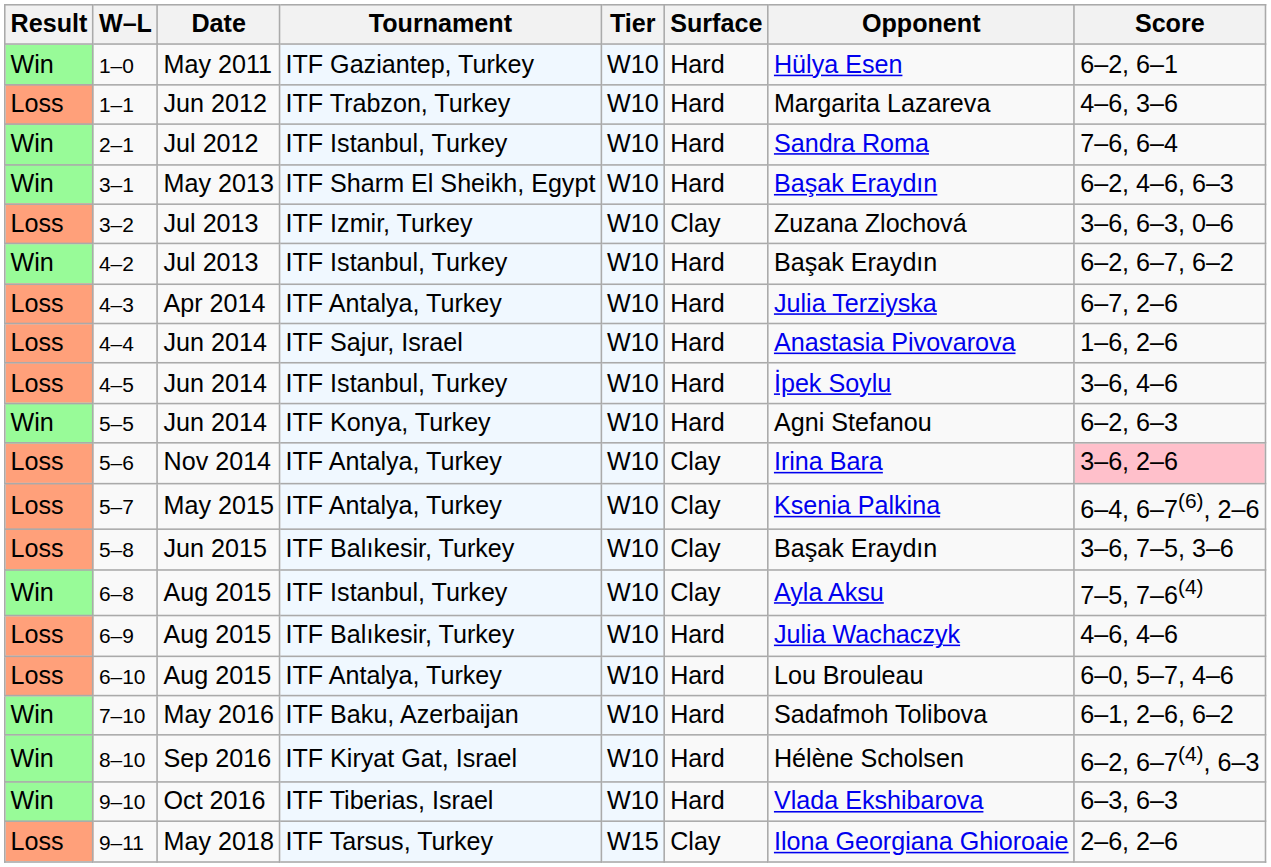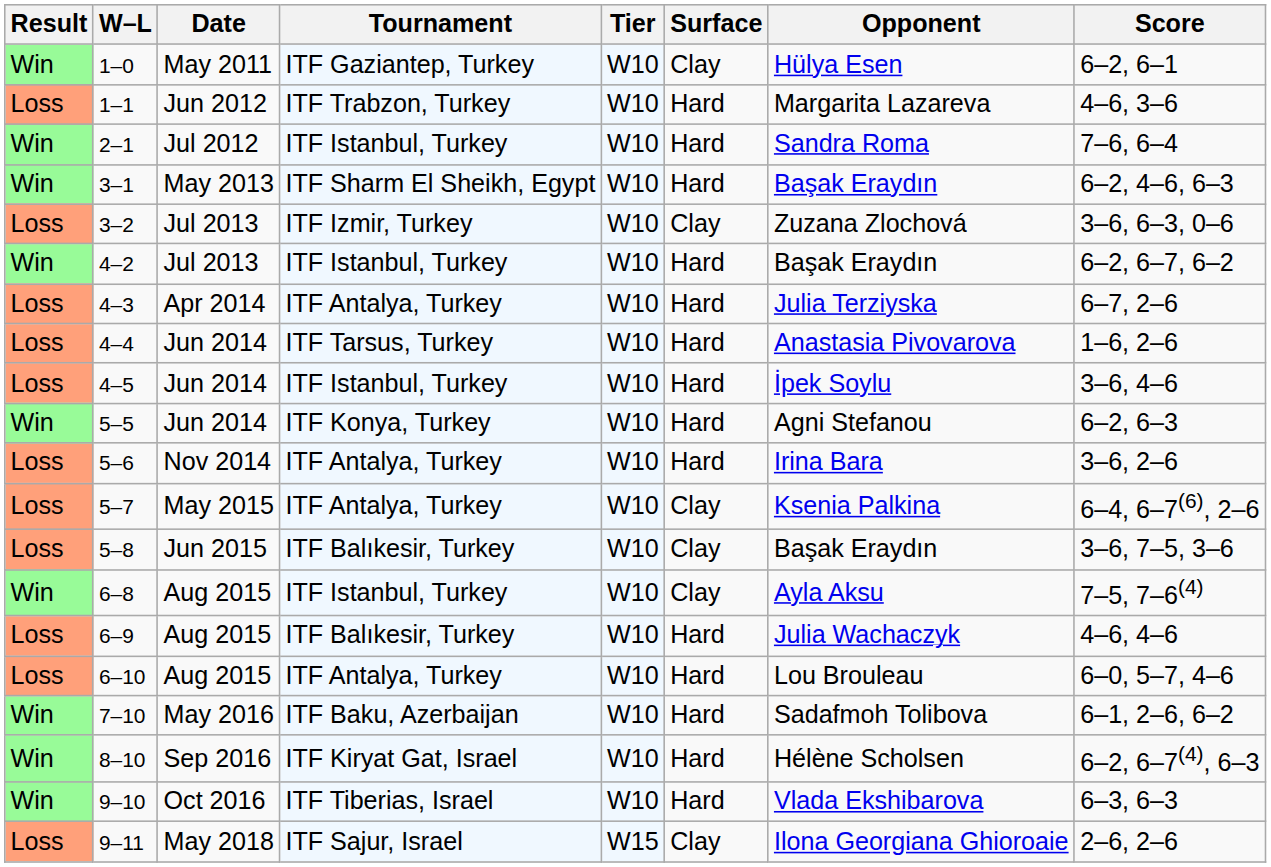(697, 64) Hard -> (695, 64) Clay
(374, 343) ITF Sajur, Israel -> (389, 343) ITF Tarsus, Turkey
(695, 462) Clay -> (697, 462) Hard
(1129, 462) pink background -> (1129, 462) no background
(389, 841) ITF Tarsus, Turkey -> (374, 841) ITF Sajur, Israel
